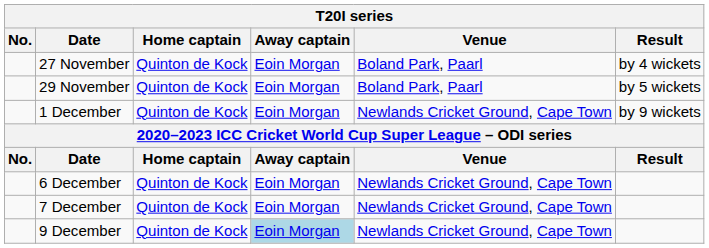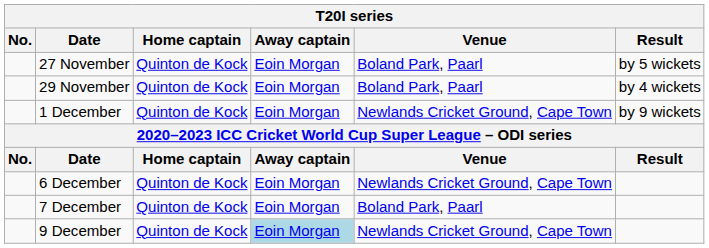(660, 64) by 4 wickets -> (660, 64) by 5 wickets
(660, 87) by 5 wickets -> (660, 87) by 4 wickets
(485, 207) Newlands Cricket Ground, Cape Town -> (420, 207) Boland Park, Paarl
